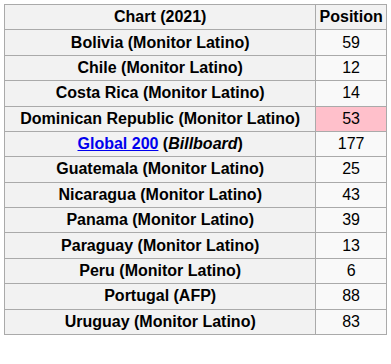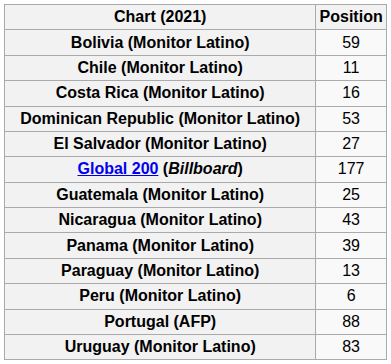(351, 67) 12 -> (351, 67) 11
(351, 93) 14 -> (351, 93) 16
(351, 118) pink background -> (351, 118) no background
+ row: (160, 144)
